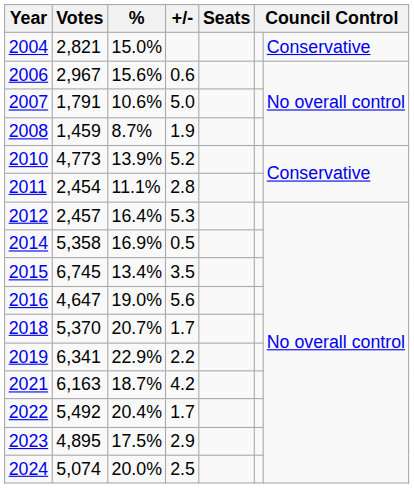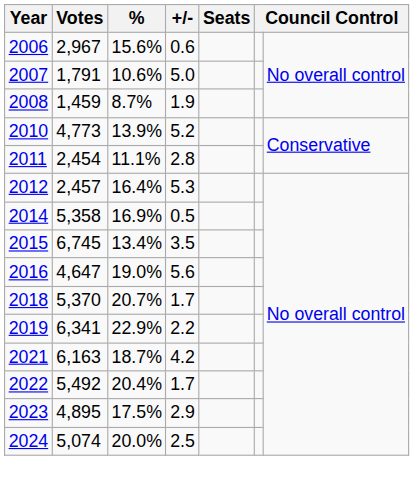- row: (28, 46)
